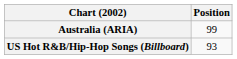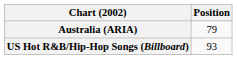(212, 29) 99 -> (212, 29) 79
